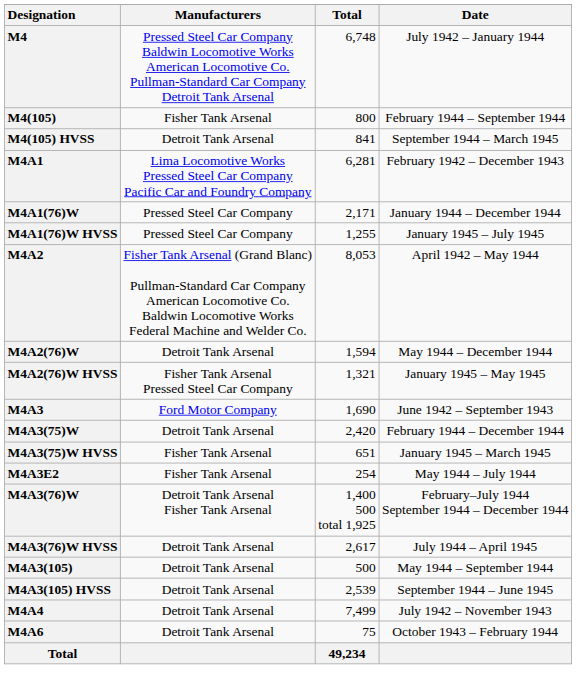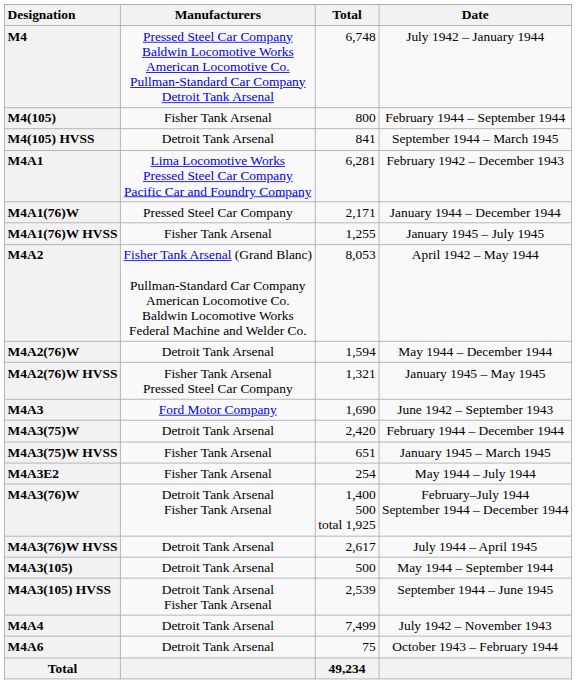(218, 233) Pressed Steel Car Company -> (218, 233) Fisher Tank Arsenal
(218, 589) Detroit Tank Arsenal -> (218, 596) Detroit Tank Arsenal Fisher Tank Arsenal
